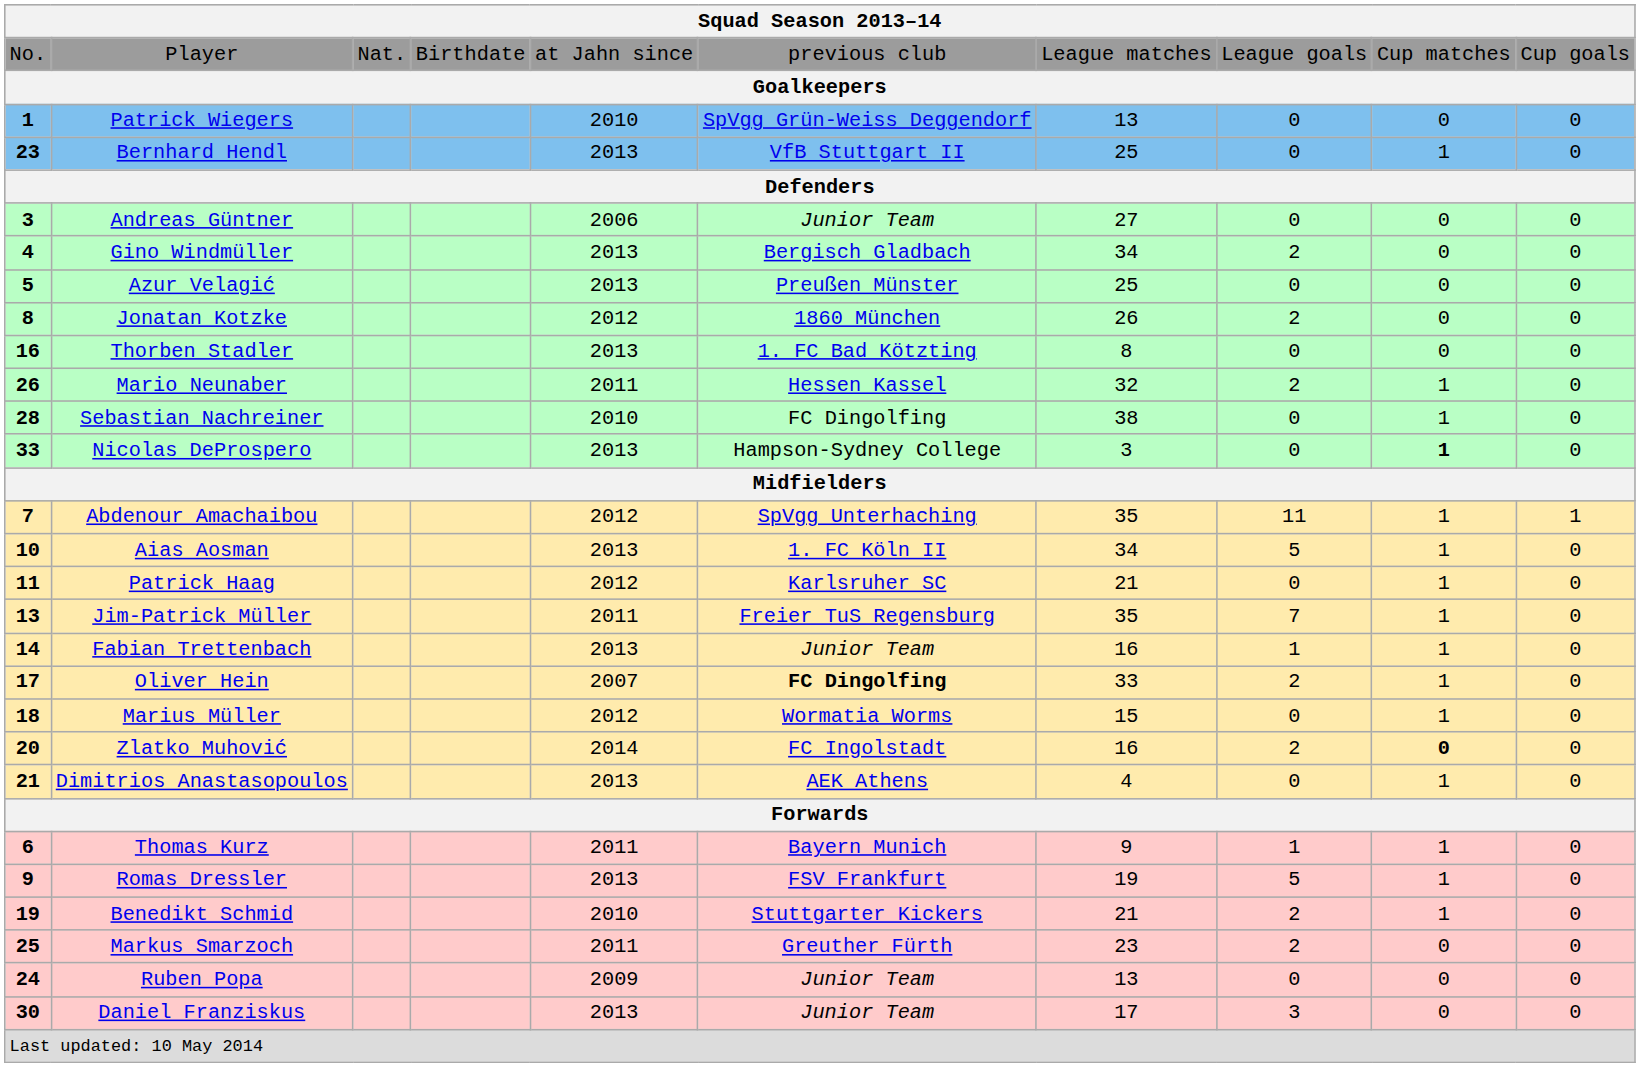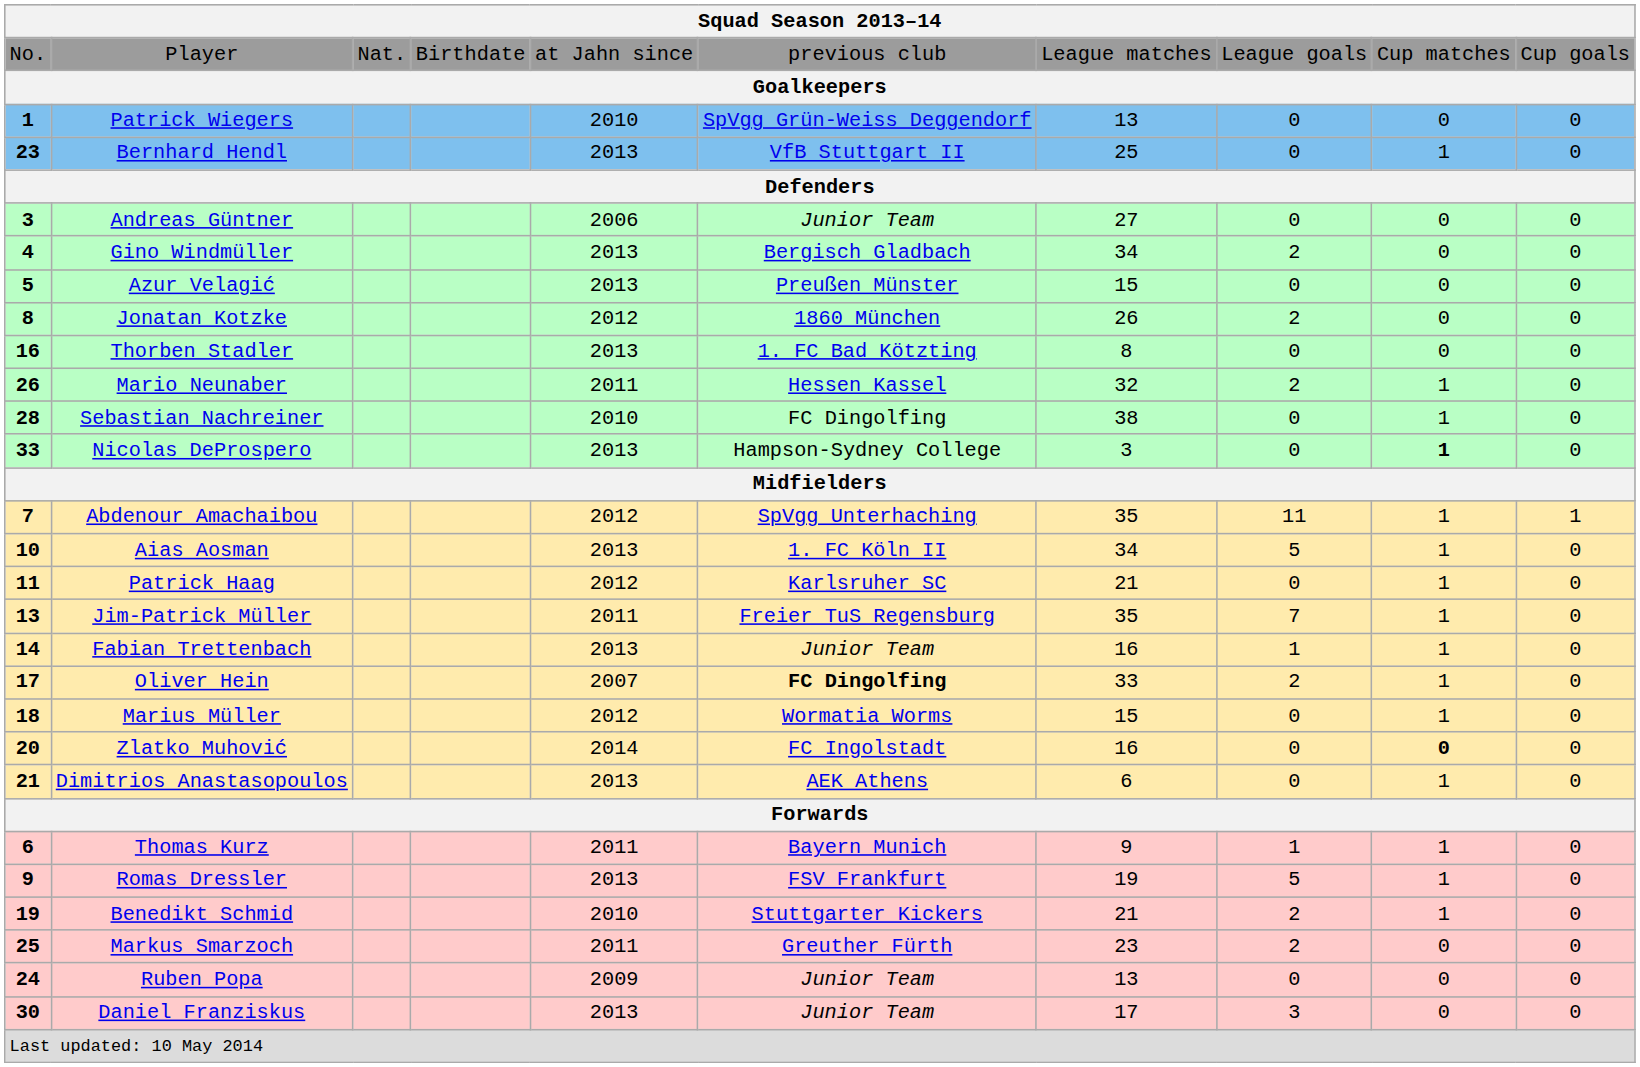(1126, 286) 25 -> (1126, 286) 15
(1294, 748) 2 -> (1294, 748) 0
(1126, 782) 4 -> (1126, 782) 6
